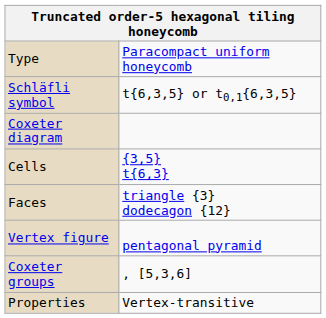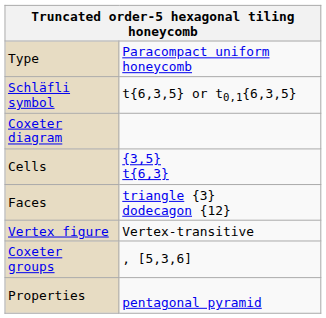(192, 246) pentagonal pyramid -> (188, 231) Vertex-transitive
(188, 302) Vertex-transitive -> (192, 302) pentagonal pyramid
